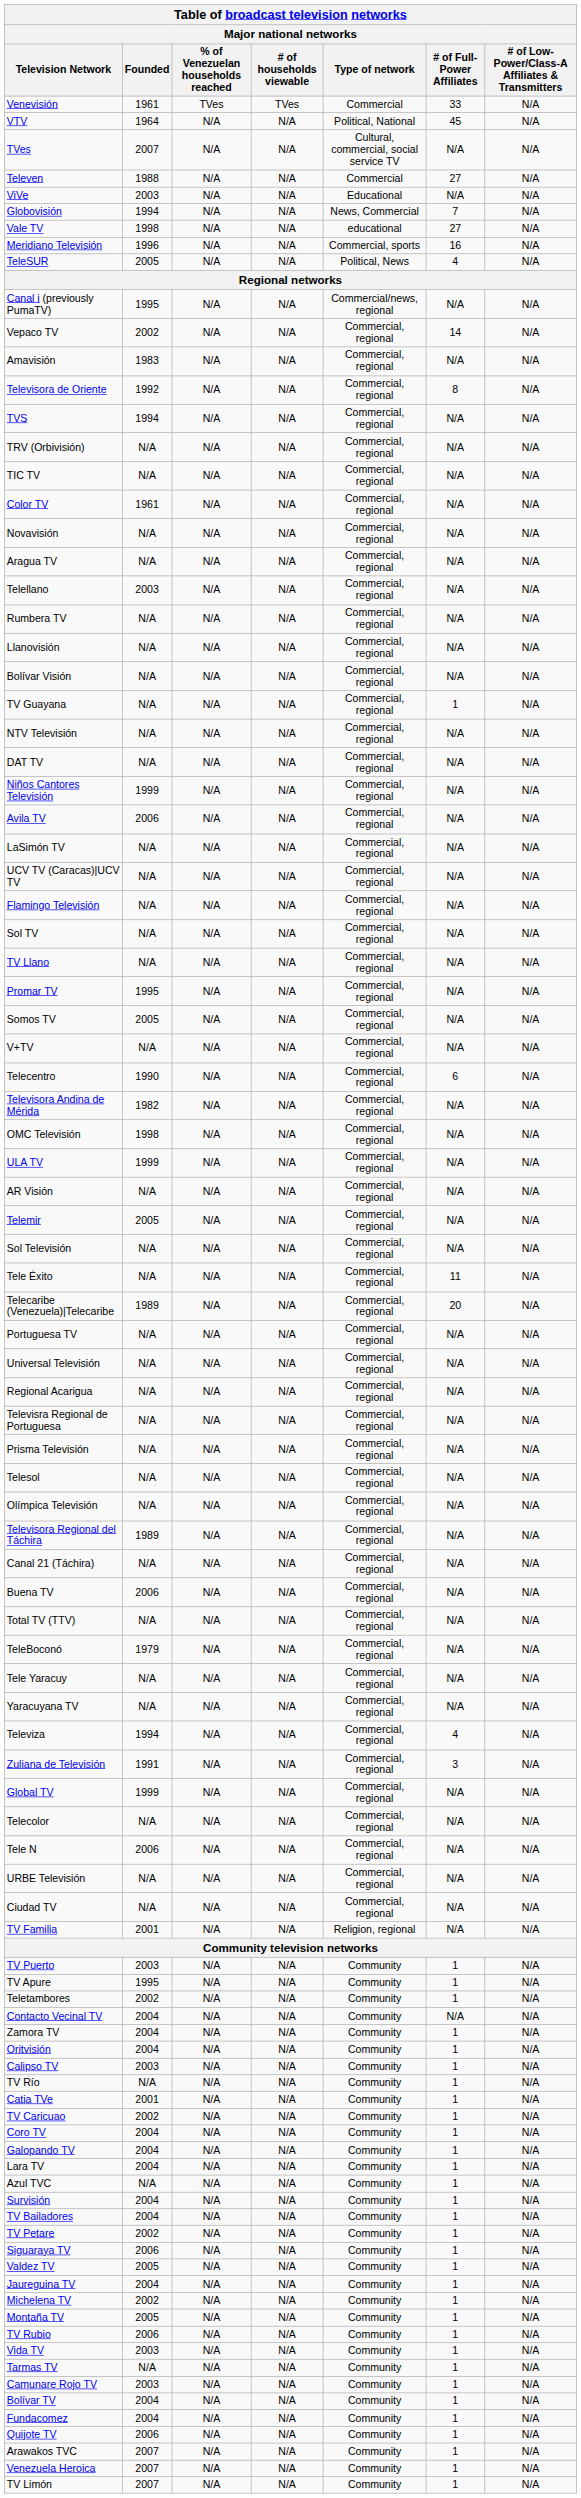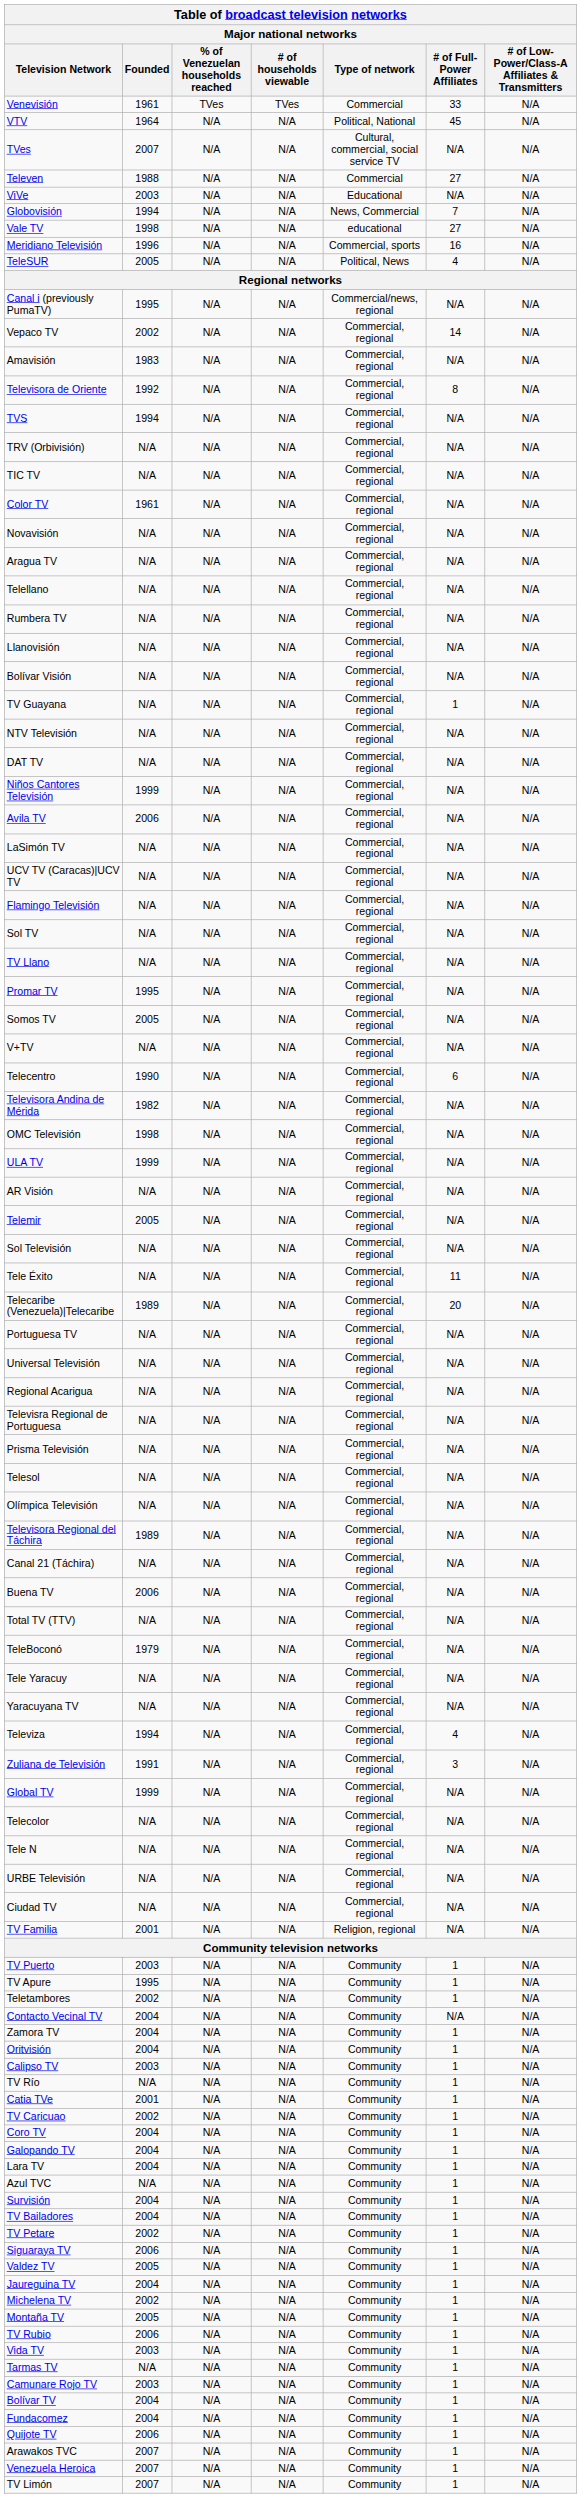(147, 590) 2003 -> (147, 590) N/A
(147, 1850) 2006 -> (147, 1850) N/A
